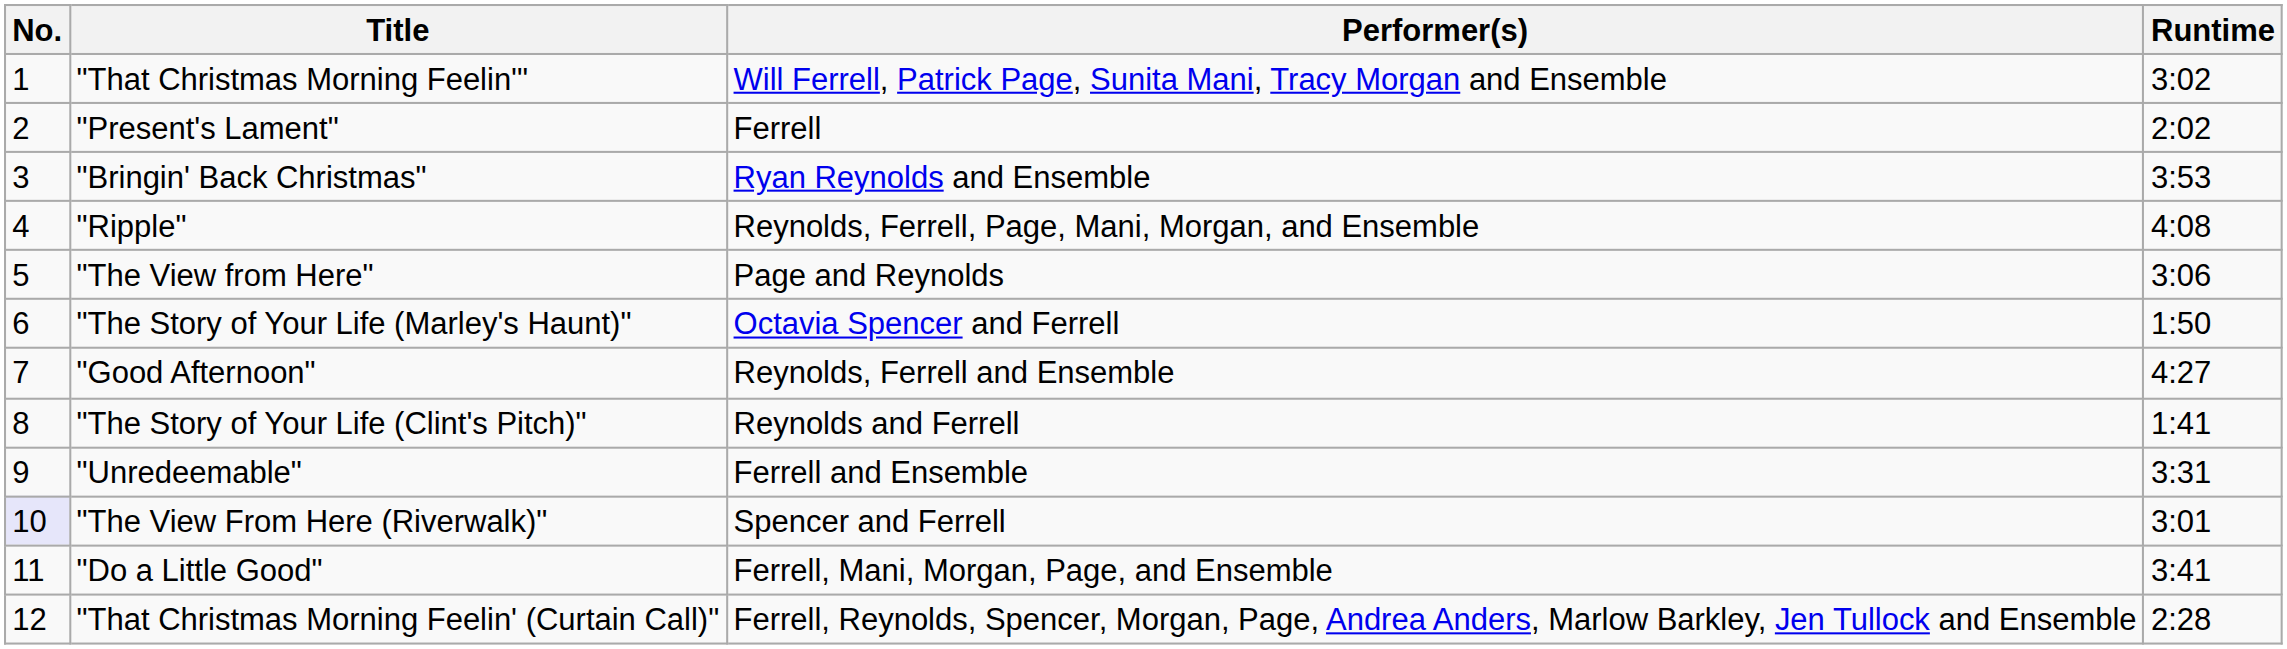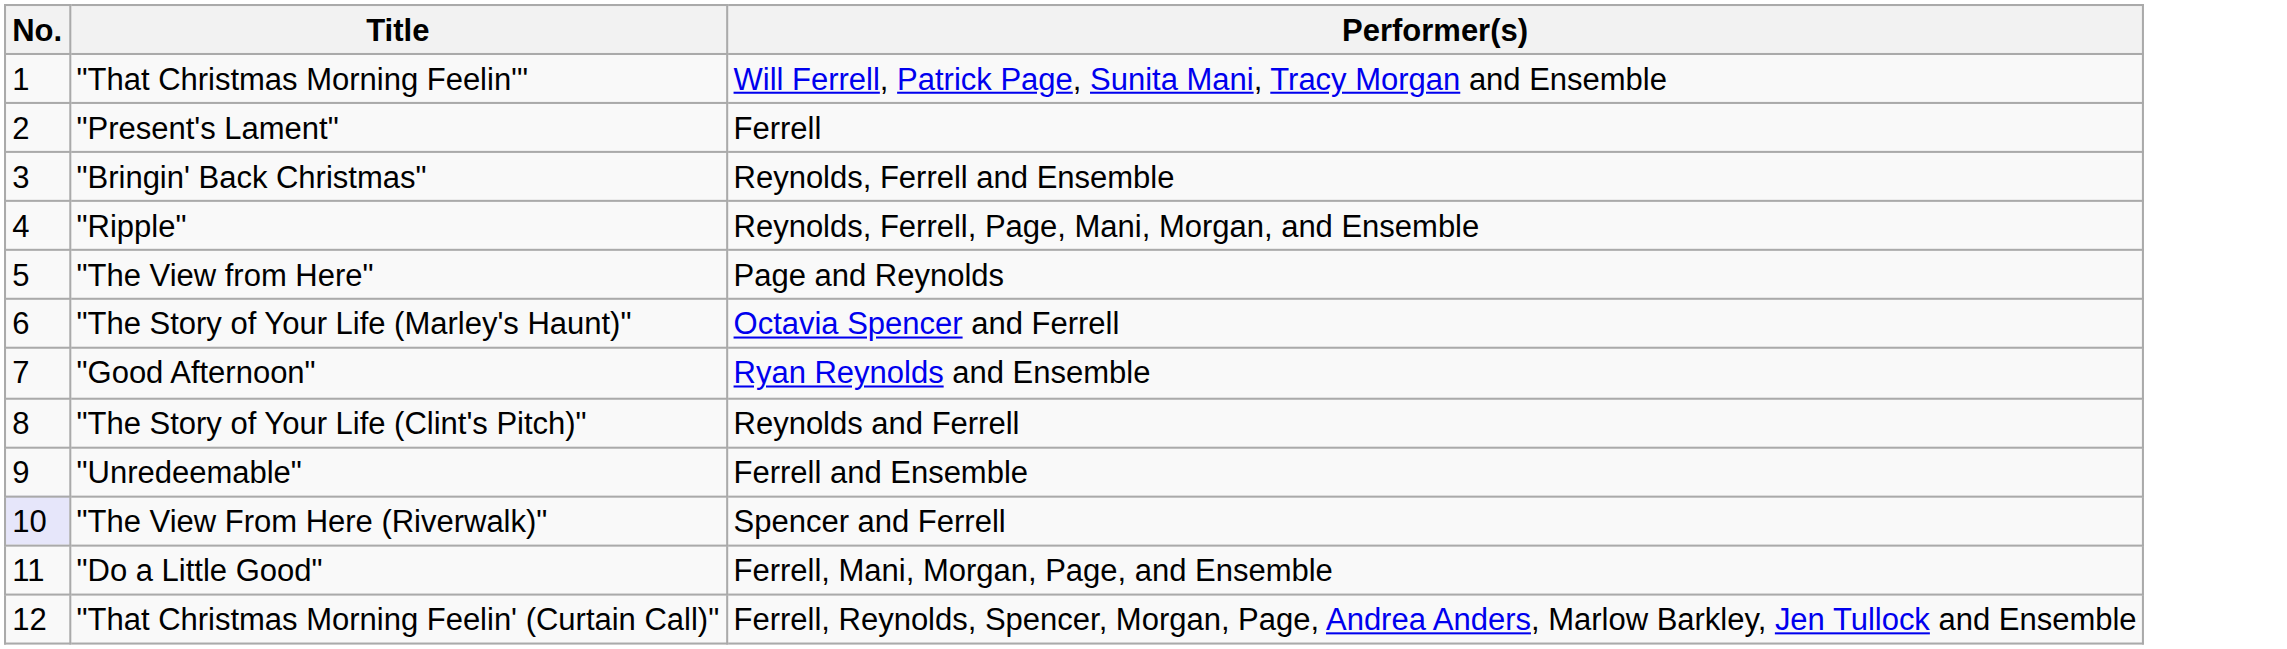- column: (2213, 30)
(942, 177) Ryan Reynolds and Ensemble -> (954, 177) Reynolds, Ferrell and Ensemble
(954, 373) Reynolds, Ferrell and Ensemble -> (942, 373) Ryan Reynolds and Ensemble
